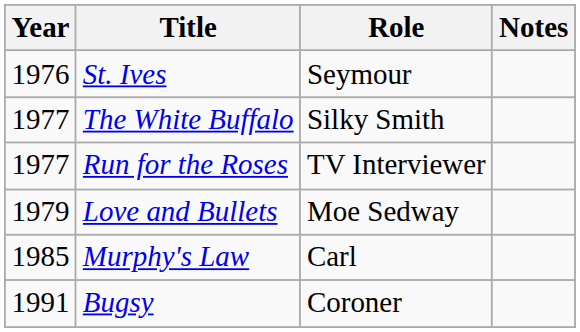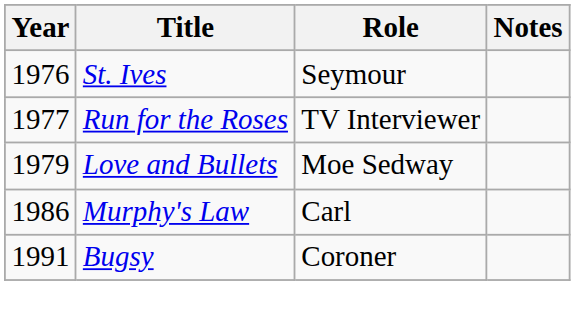- row: (188, 119)
(41, 257) 1985 -> (41, 211) 1986
